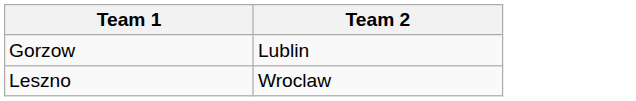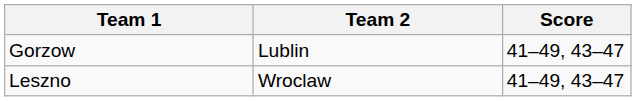+ column: (567, 19)
